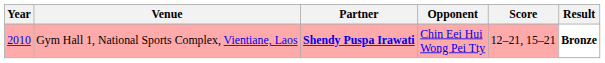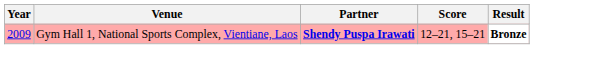- column: (453, 14)
(19, 41) 2010 -> (19, 34) 2009
